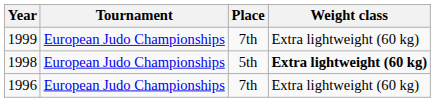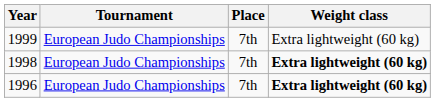(248, 62) 5th -> (248, 62) 7th
(345, 85) normal -> (349, 85) bold
